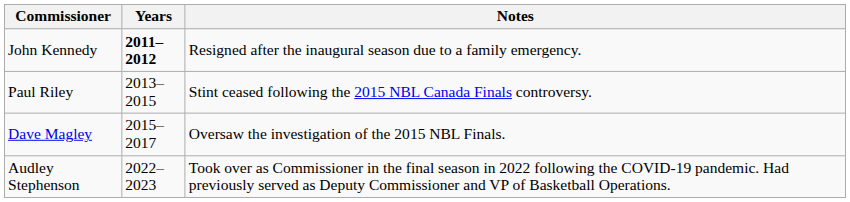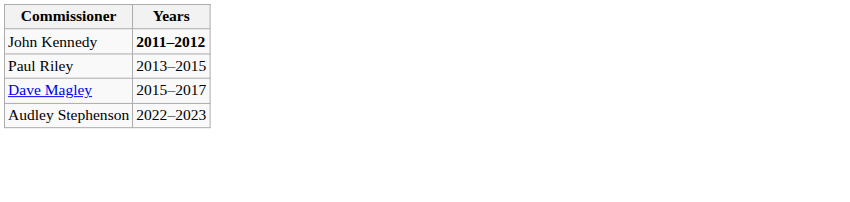- column: (515, 16)
